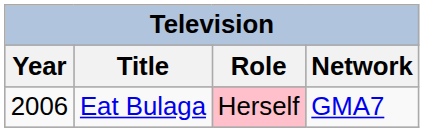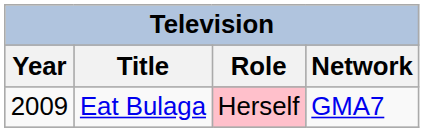(39, 106) 2006 -> (39, 106) 2009
